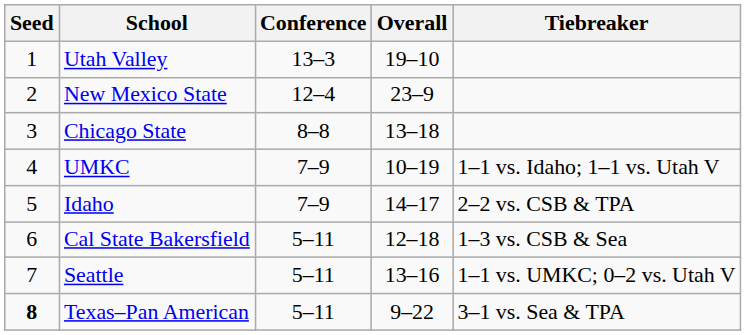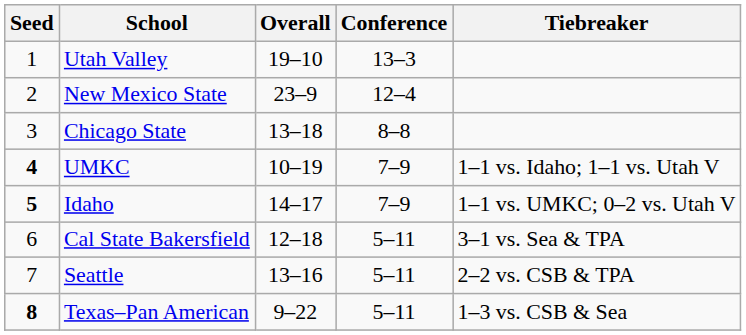columns swapped: (313, 22) <-> (412, 22)
(32, 167) normal -> (32, 167) bold
(32, 203) normal -> (32, 203) bold
(546, 203) 2–2 vs. CSB & TPA -> (597, 203) 1–1 vs. UMKC; 0–2 vs. Utah V
(542, 239) 1–3 vs. CSB & Sea -> (541, 239) 3–1 vs. Sea & TPA
(597, 275) 1–1 vs. UMKC; 0–2 vs. Utah V -> (546, 275) 2–2 vs. CSB & TPA
(541, 311) 3–1 vs. Sea & TPA -> (542, 311) 1–3 vs. CSB & Sea
